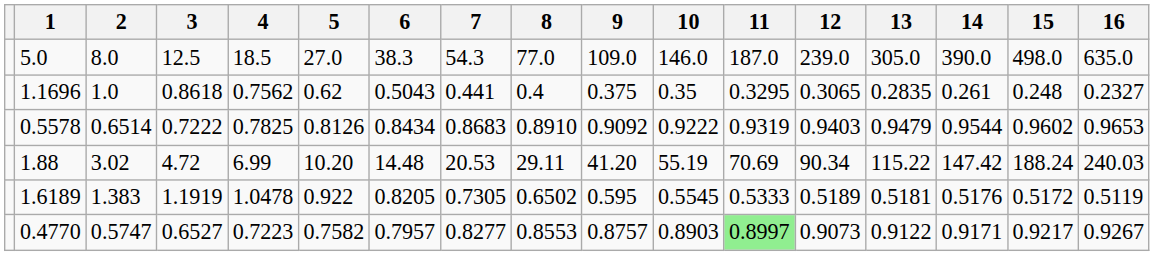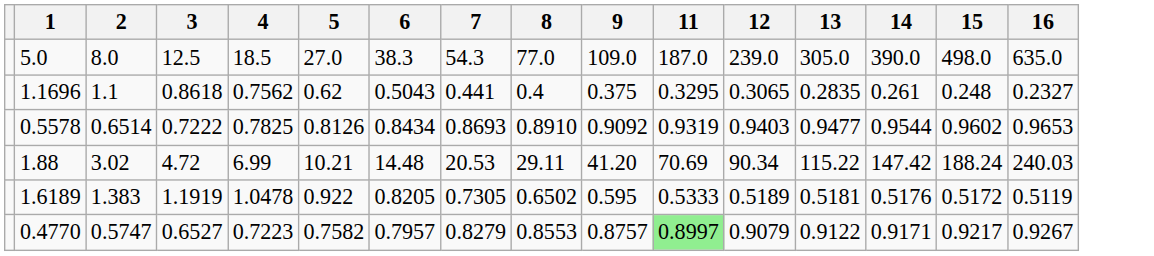- column: (688, 22)
(105, 92) 1.0 -> (105, 92) 1.1
(476, 127) 0.8683 -> (476, 127) 0.8693
(901, 127) 0.9479 -> (830, 127) 0.9477
(328, 162) 10.20 -> (328, 162) 10.21
(476, 232) 0.8277 -> (476, 232) 0.8279
(830, 232) 0.9073 -> (759, 232) 0.9079
